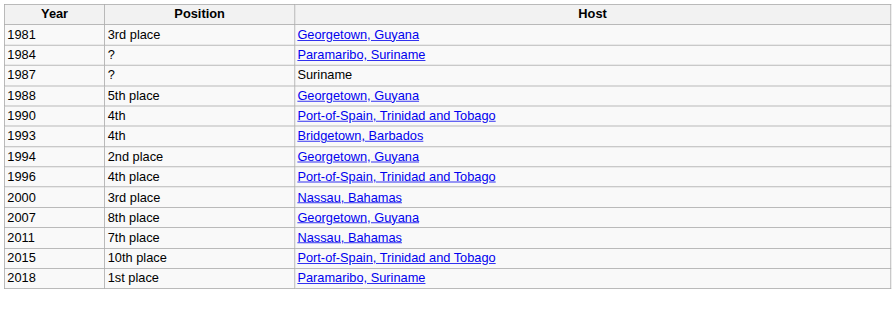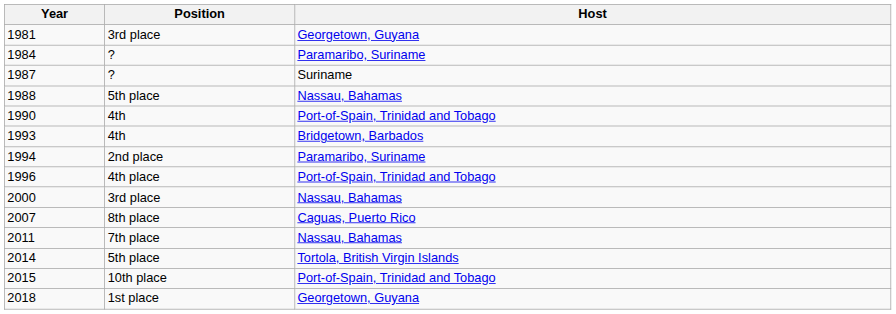(358, 95) Georgetown, Guyana -> (350, 95) Nassau, Bahamas
(358, 156) Georgetown, Guyana -> (361, 156) Paramaribo, Suriname
(358, 217) Georgetown, Guyana -> (356, 217) Caguas, Puerto Rico
+ row: (22, 258)
(361, 278) Paramaribo, Suriname -> (358, 298) Georgetown, Guyana
